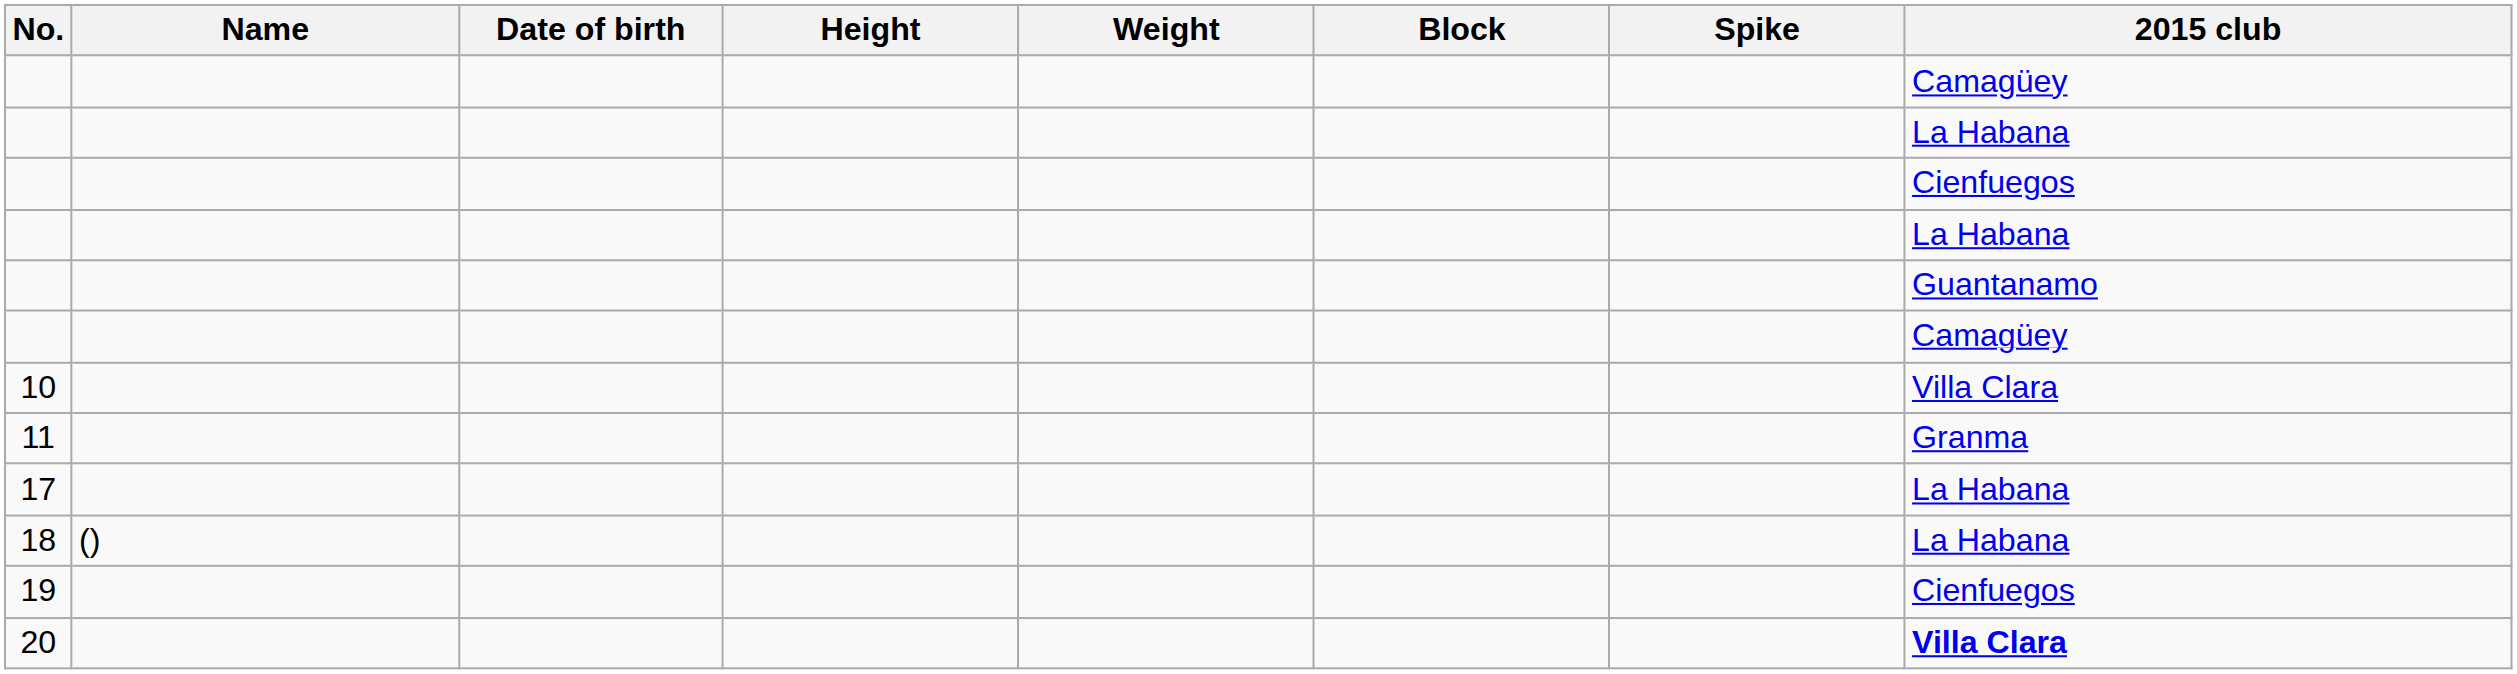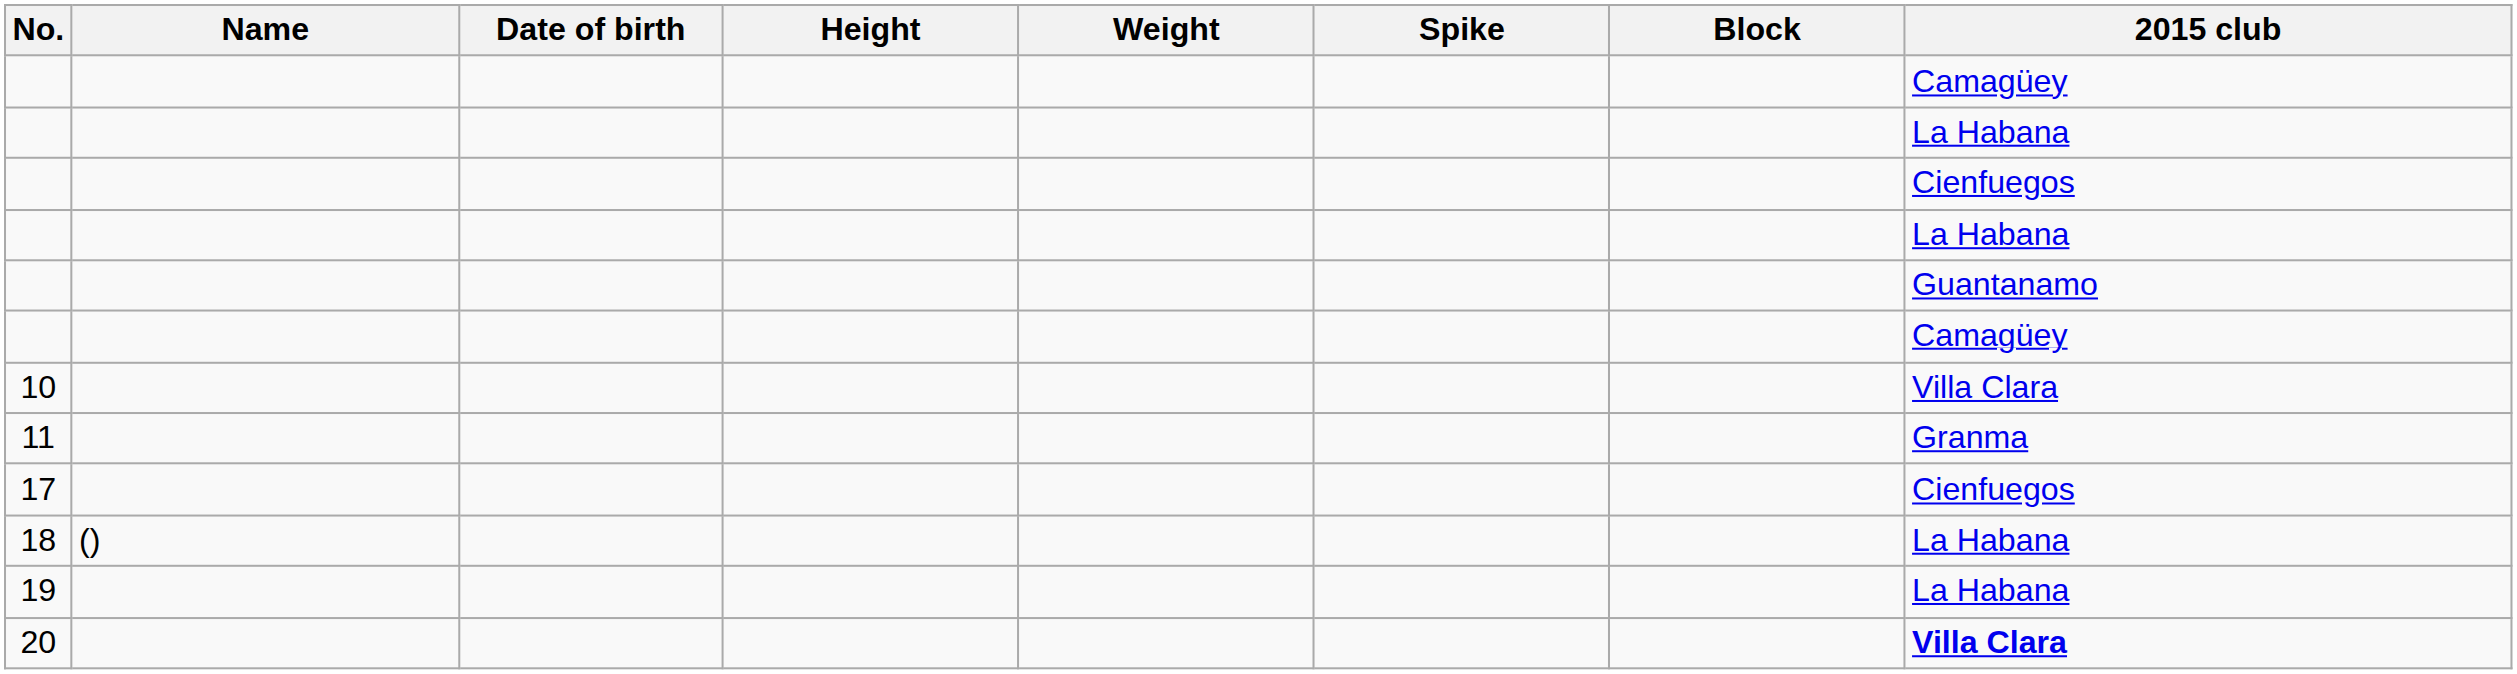columns swapped: (1757, 30) <-> (1462, 30)
(1991, 489) La Habana -> (1993, 489) Cienfuegos
(1993, 591) Cienfuegos -> (1991, 591) La Habana
